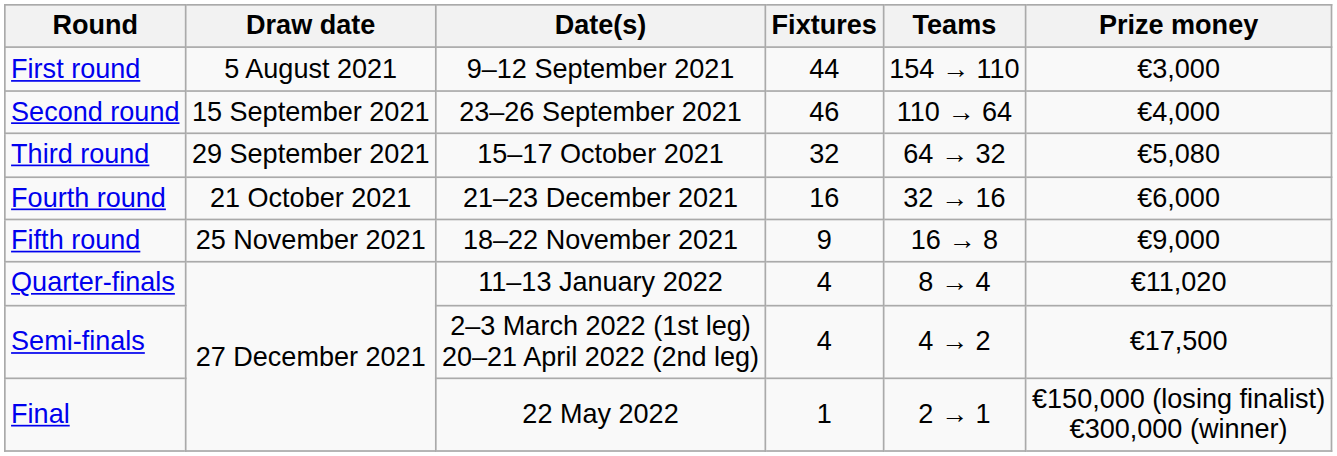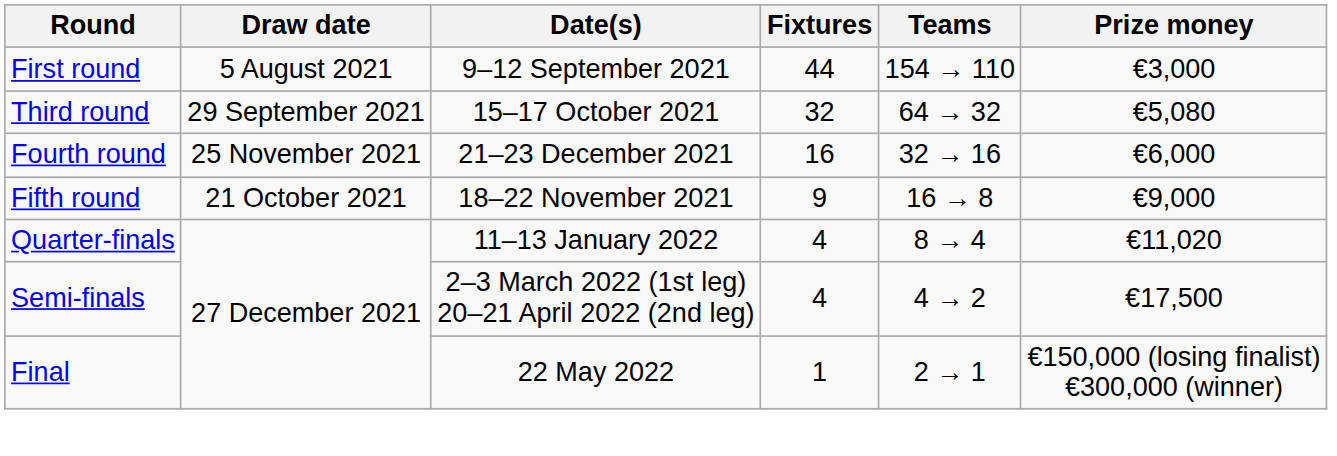- row: (95, 111)
(311, 197) 21 October 2021 -> (306, 154) 25 November 2021
(311, 240) 25 November 2021 -> (306, 197) 21 October 2021
